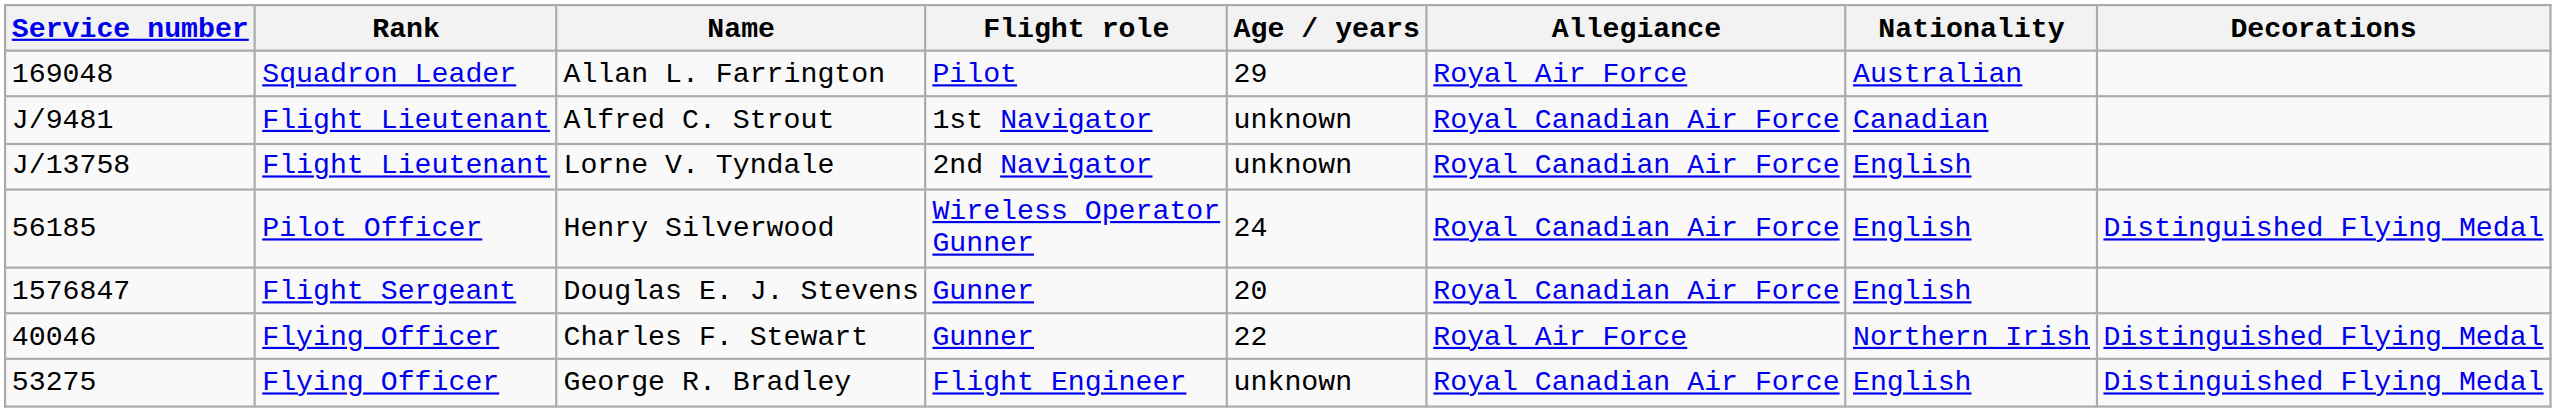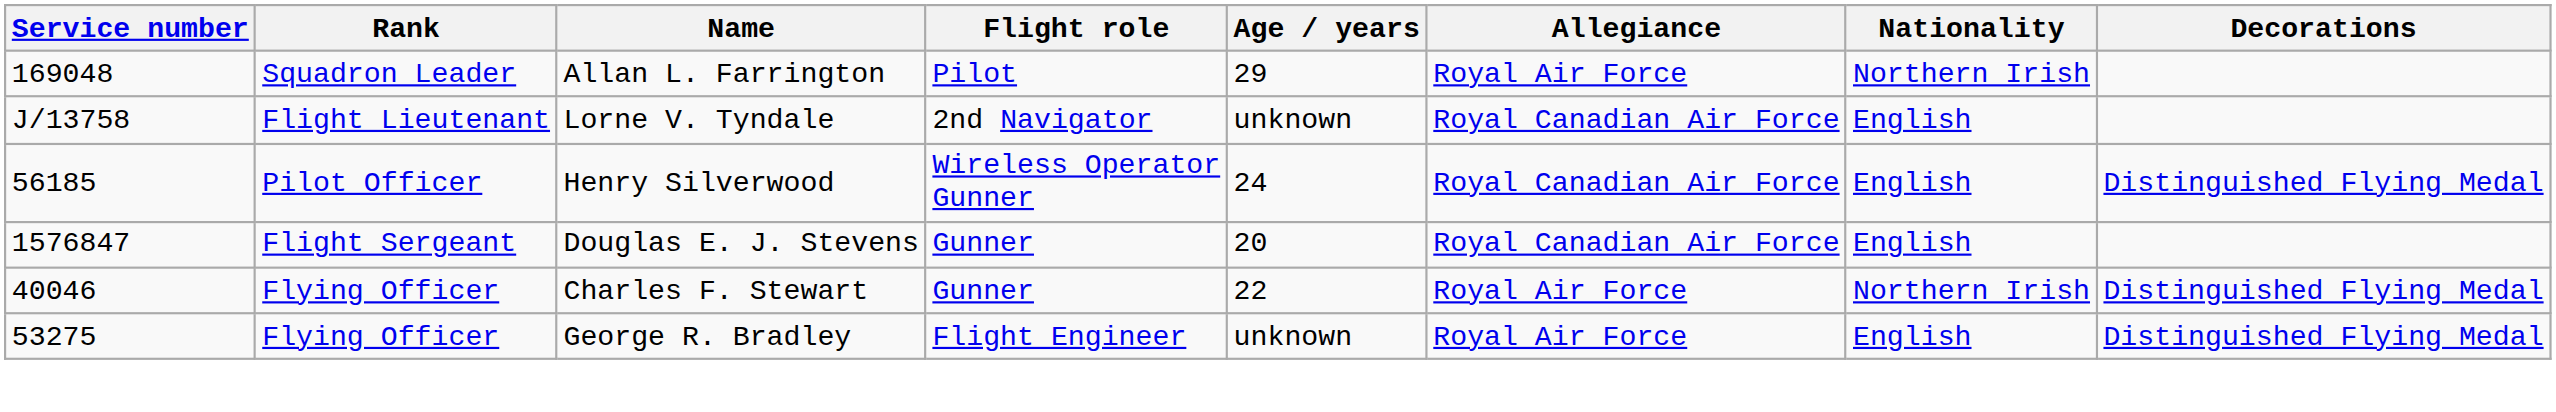(1938, 74) Australian -> (1972, 74) Northern Irish
- row: (699, 120)
(1636, 382) Royal Canadian Air Force -> (1560, 336) Royal Air Force
